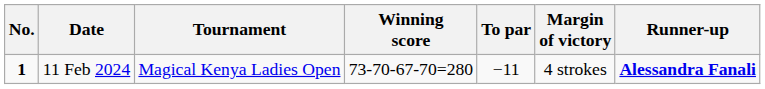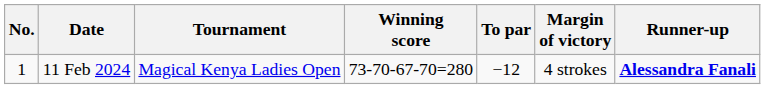(22, 69) bold -> (22, 69) normal
(506, 69) −11 -> (506, 69) −12
